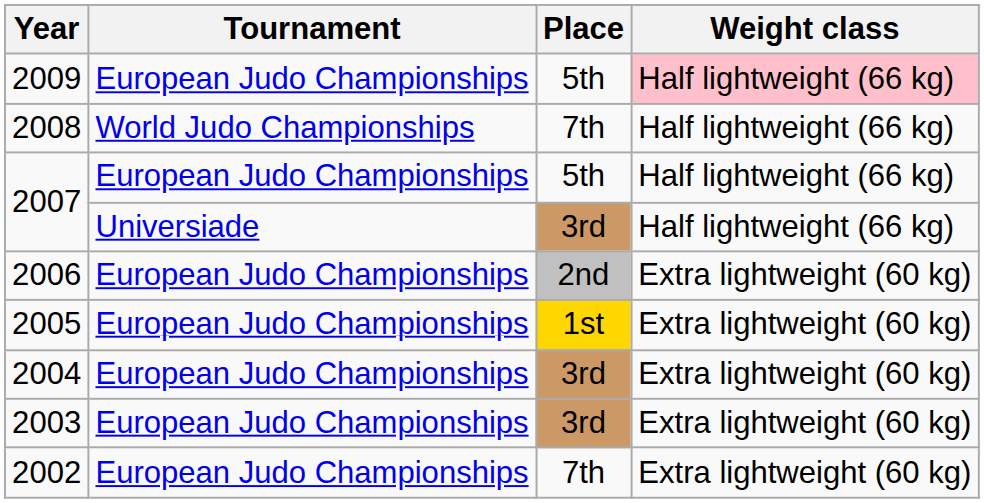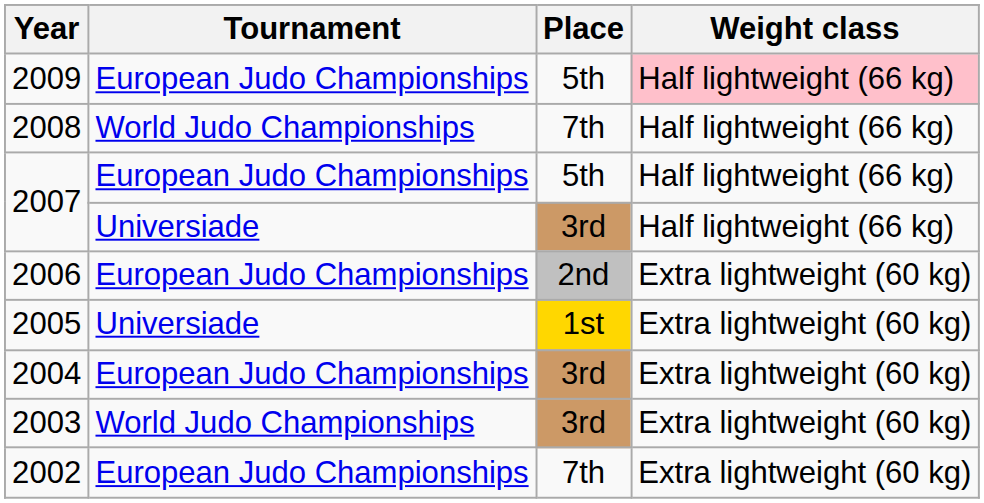(312, 324) European Judo Championships -> (177, 324) Universiade
(312, 422) European Judo Championships -> (285, 422) World Judo Championships
